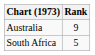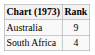(76, 43) 5 -> (76, 43) 4
